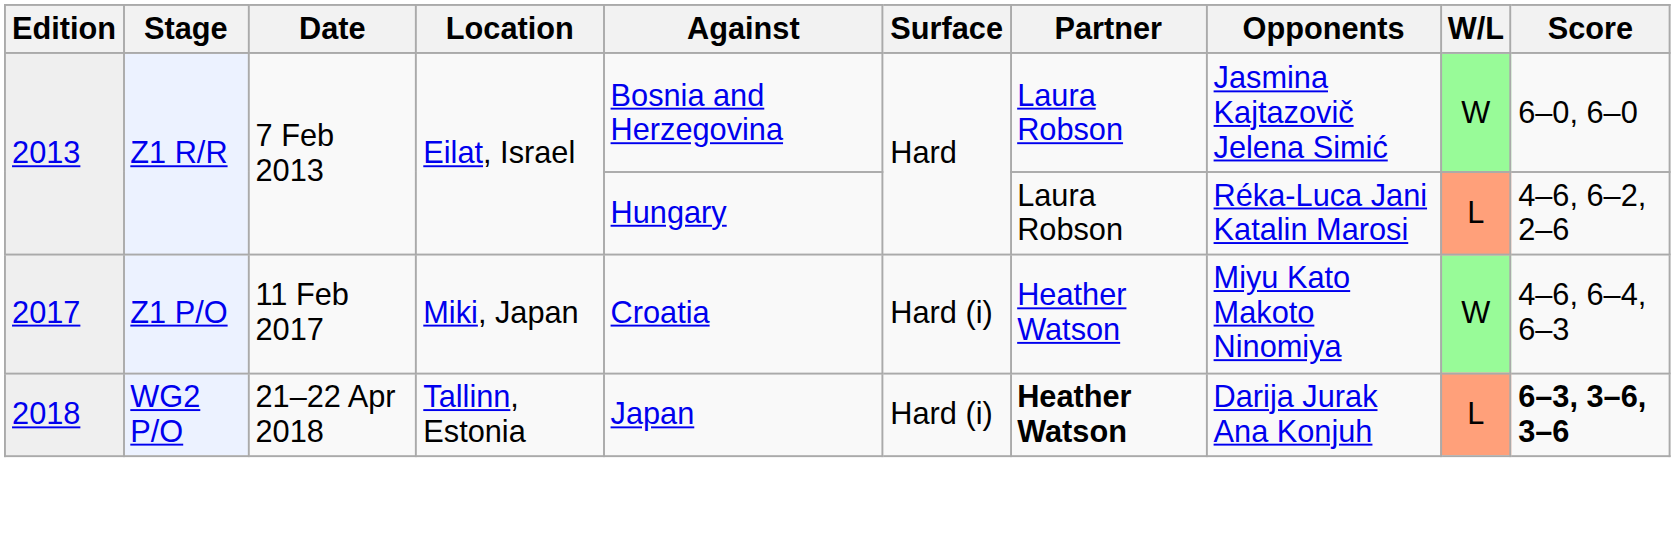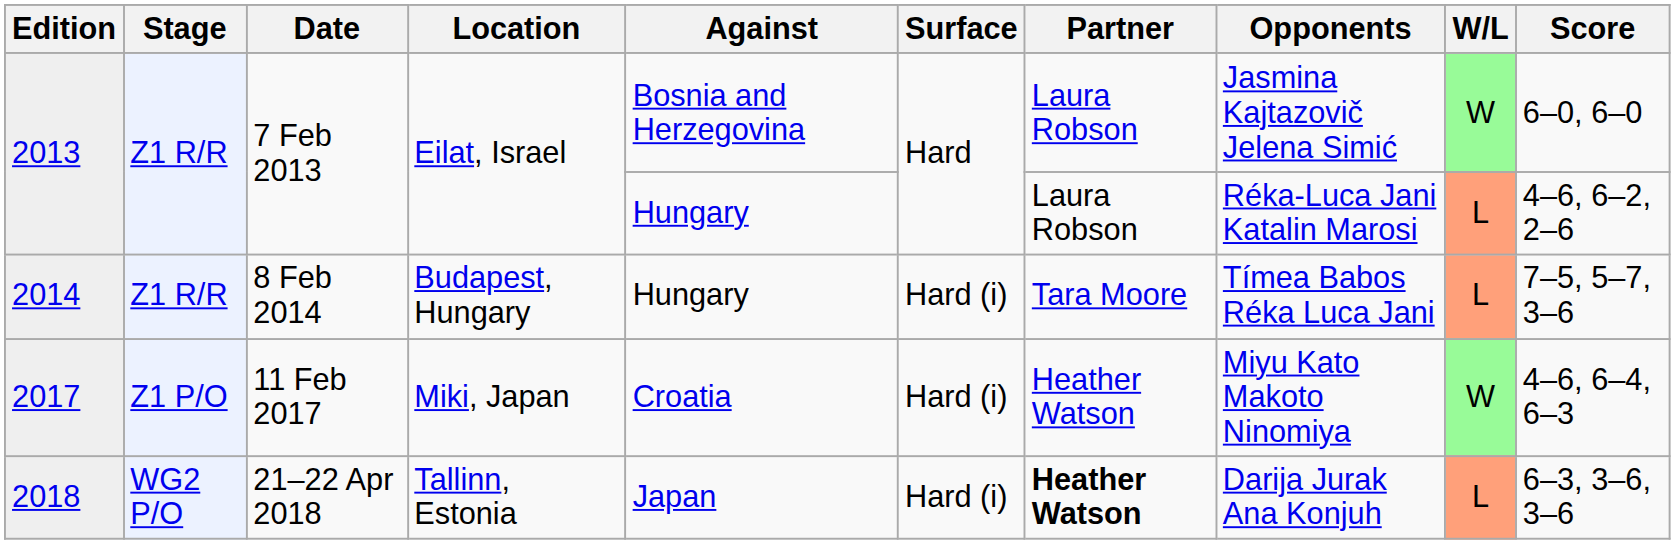+ row: (46, 295)
(1582, 413) bold -> (1587, 497) normal
